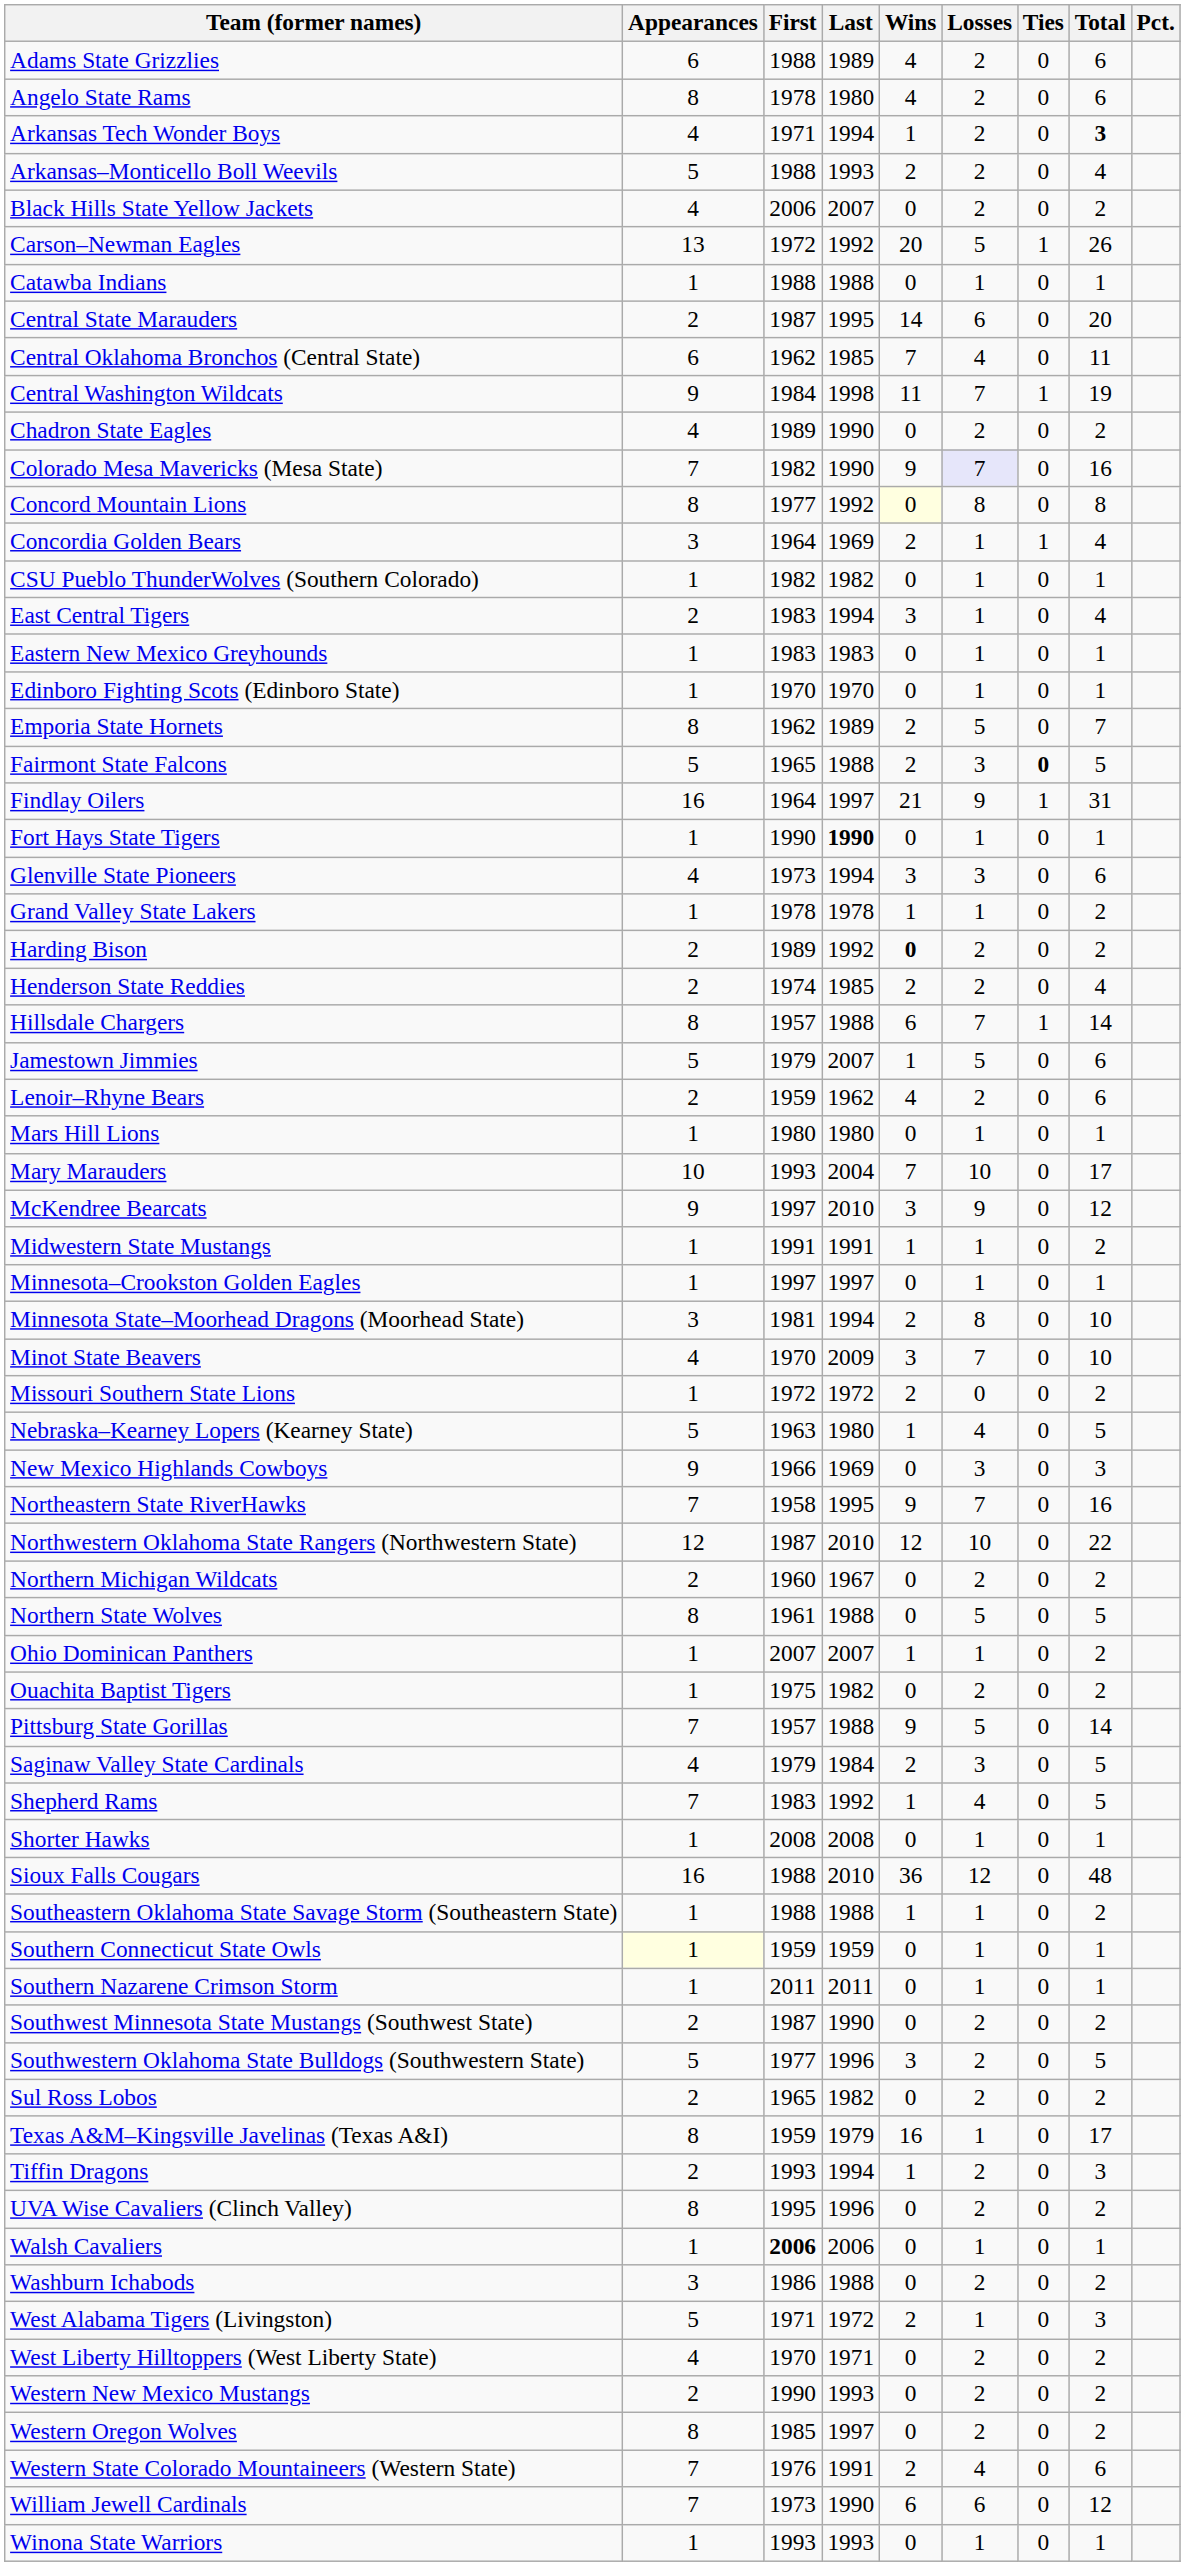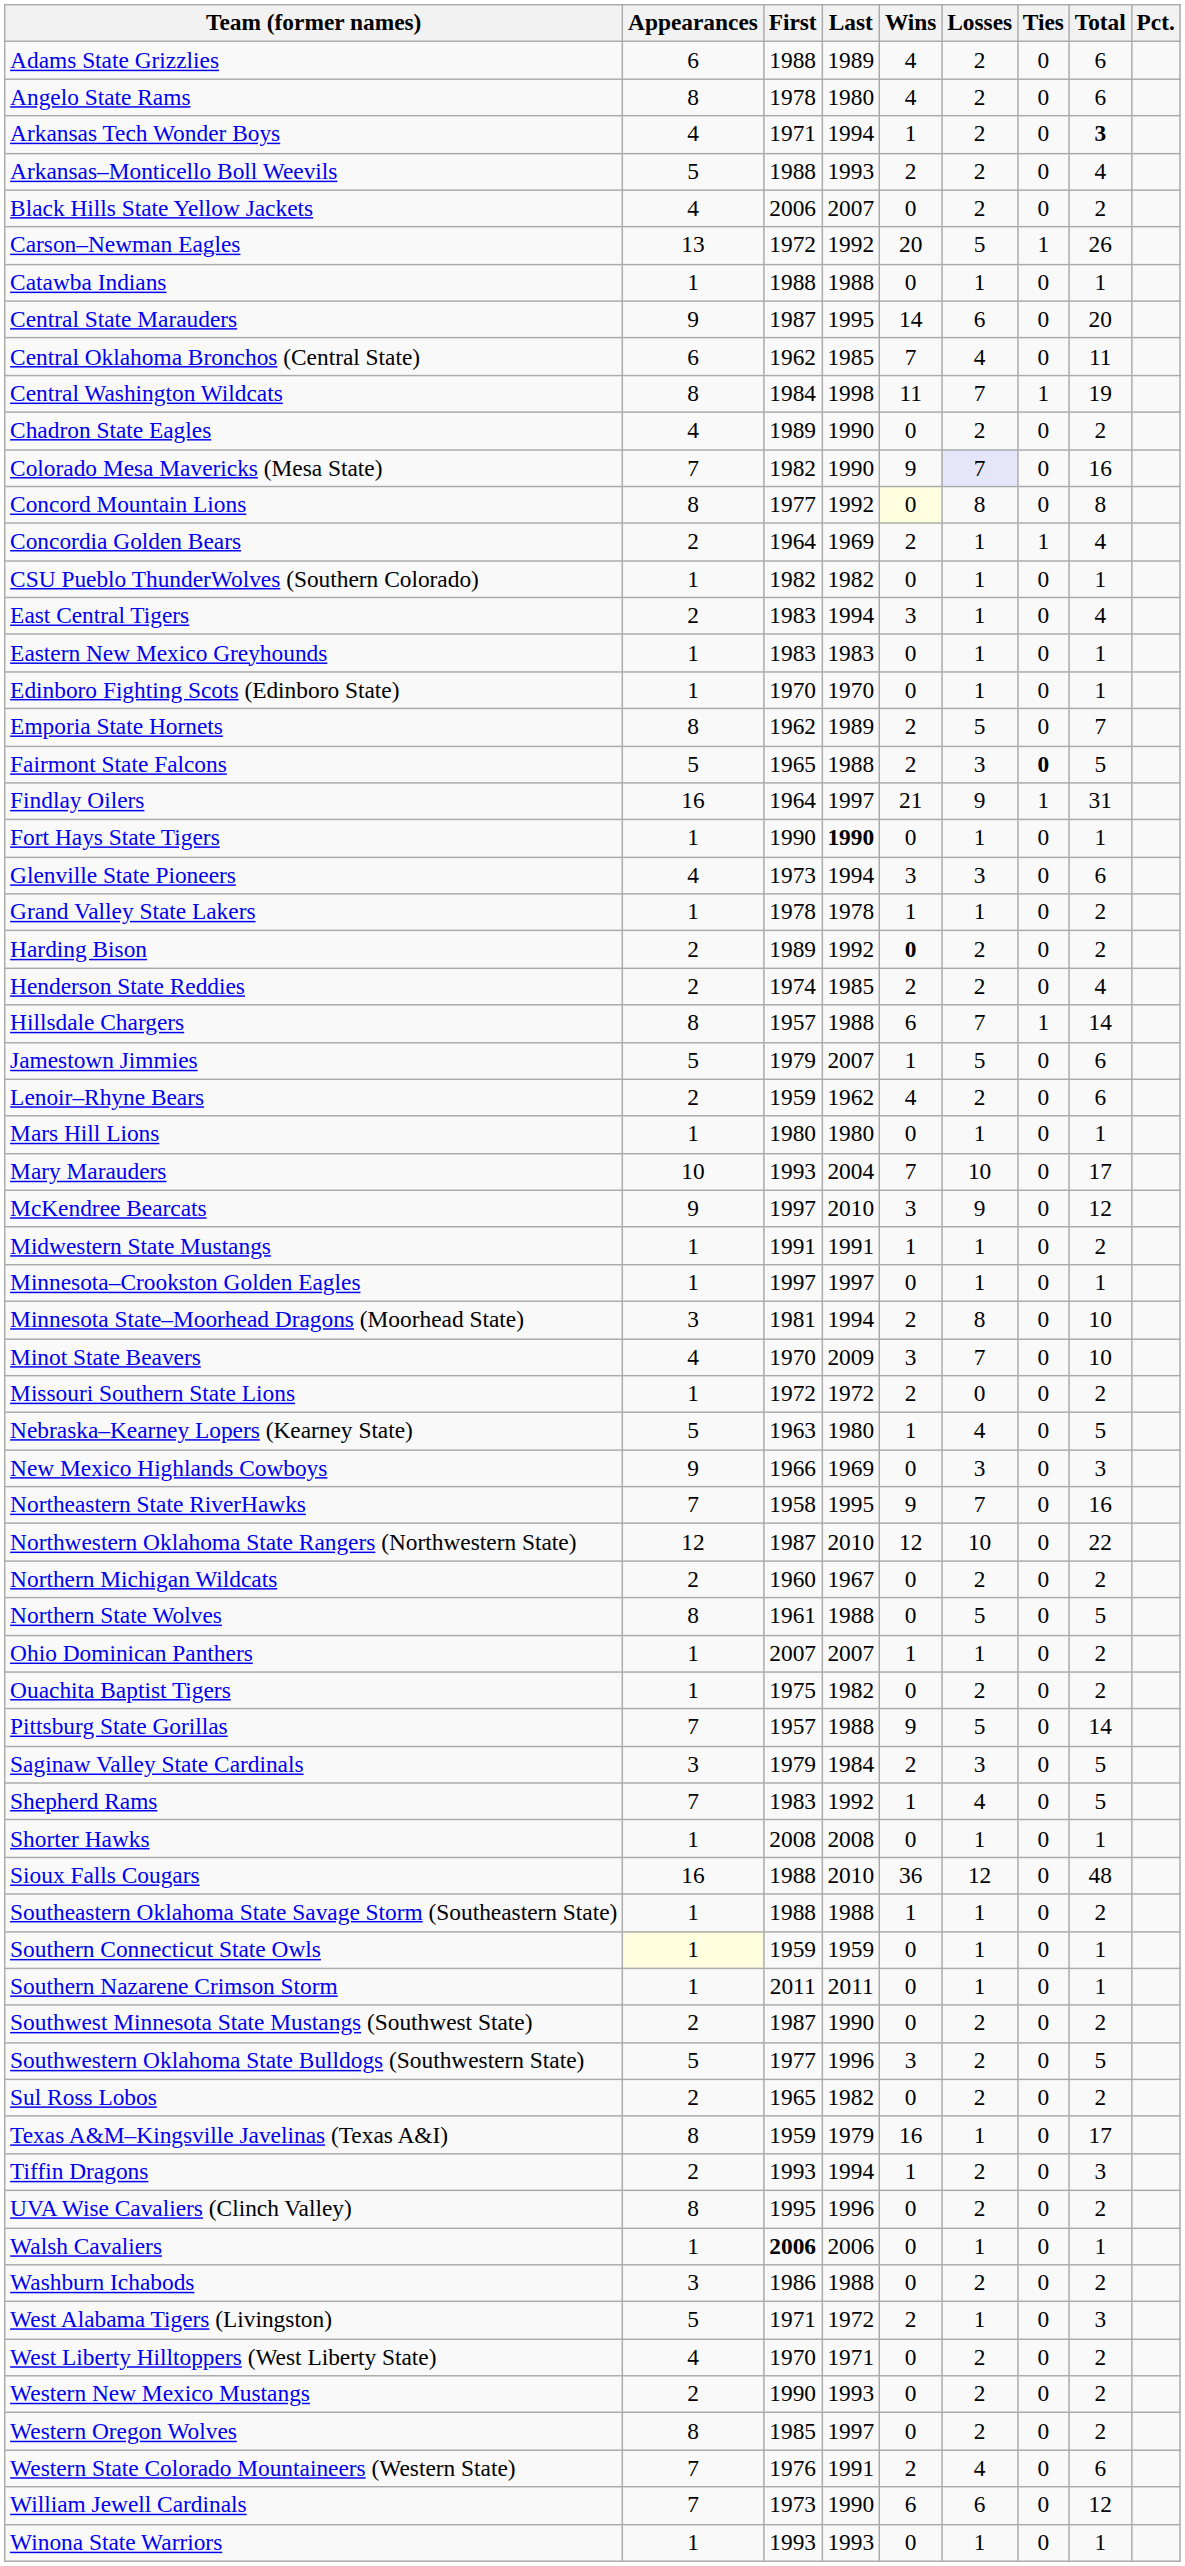(693, 319) 2 -> (693, 319) 9
(693, 393) 9 -> (693, 393) 8
(693, 541) 3 -> (693, 541) 2
(693, 1764) 4 -> (693, 1764) 3
